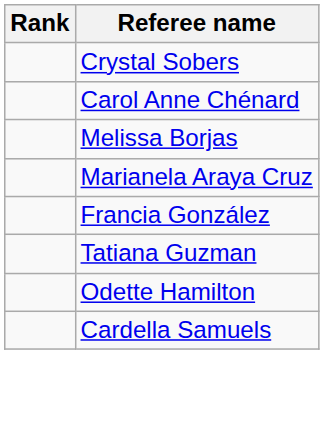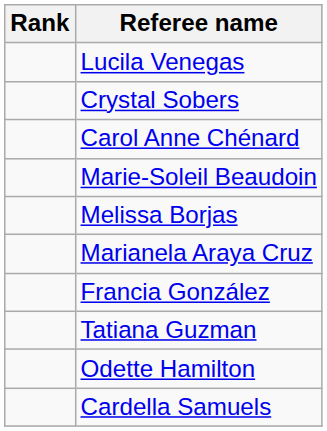+ row: (162, 61)
+ row: (199, 176)
